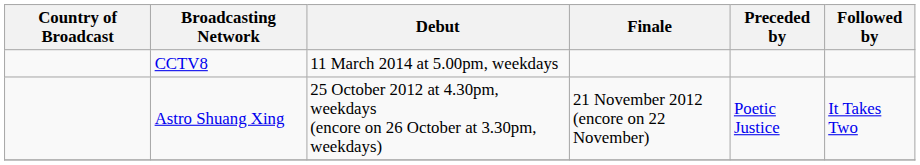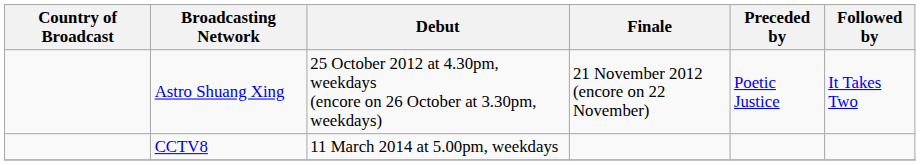rows swapped: (219, 118) <-> (181, 63)
